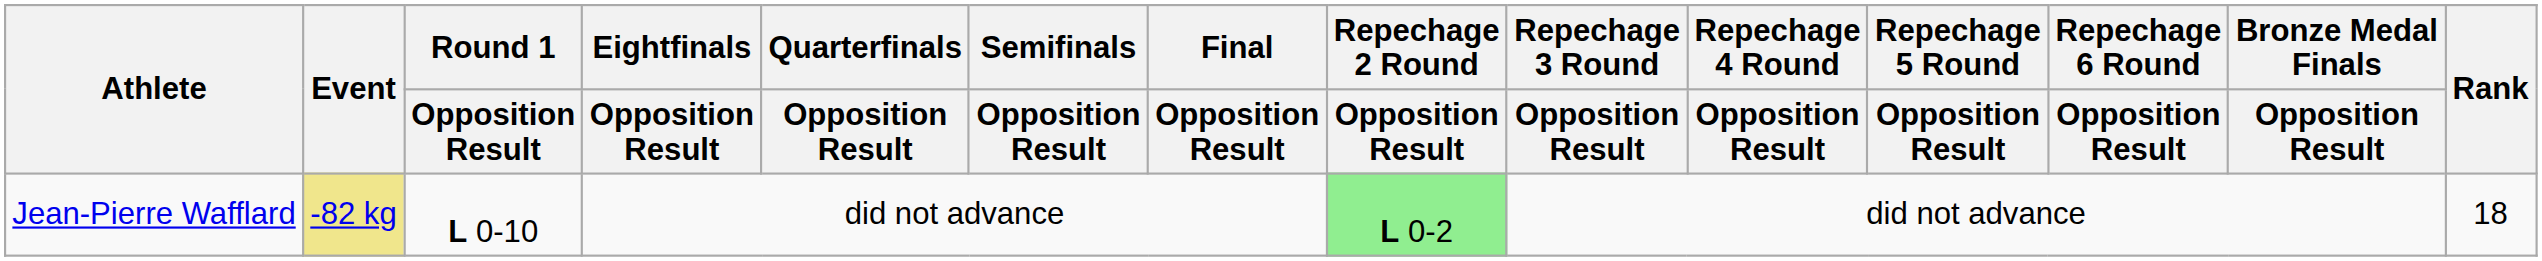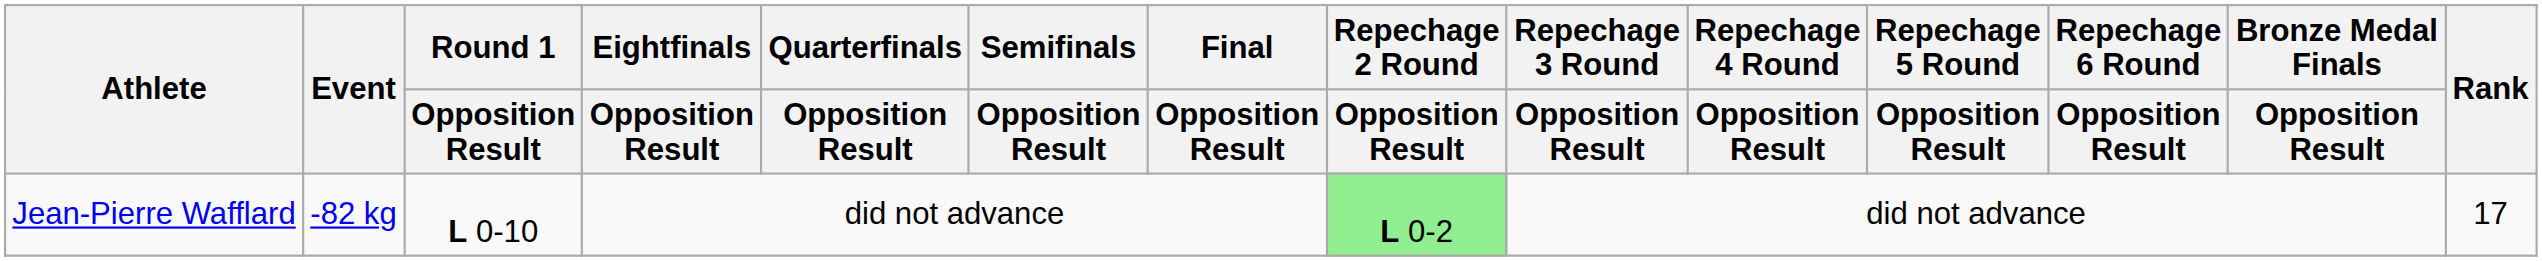(353, 215) khaki background -> (353, 215) no background
(2491, 215) 18 -> (2491, 215) 17
